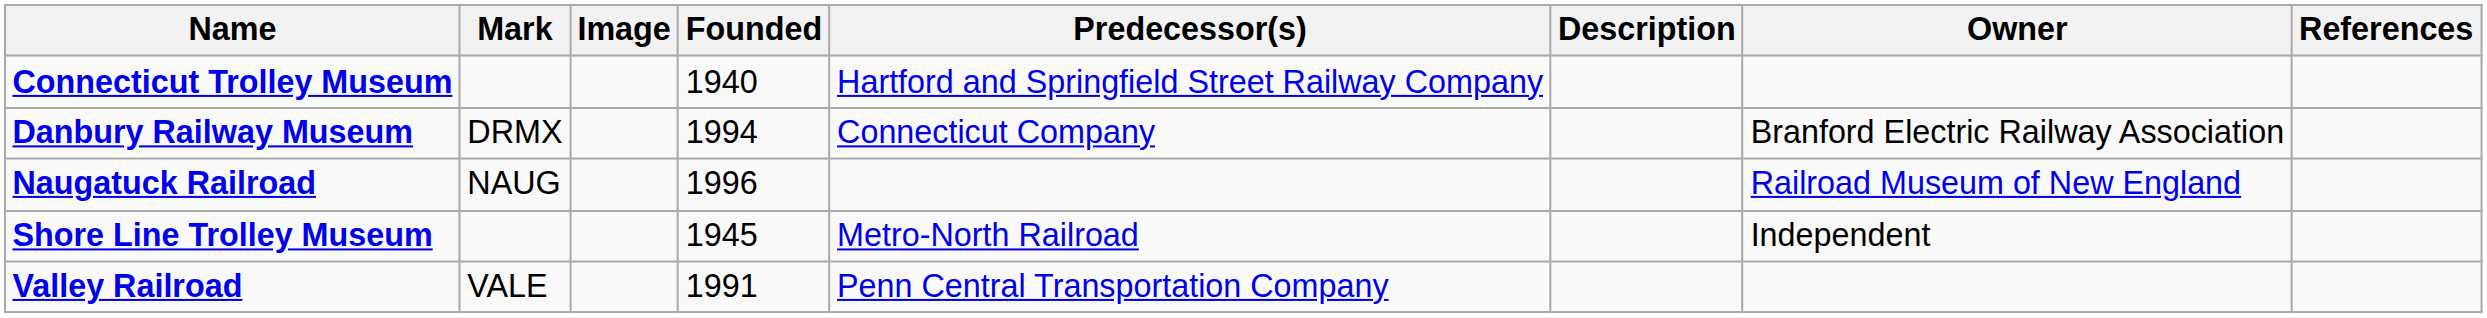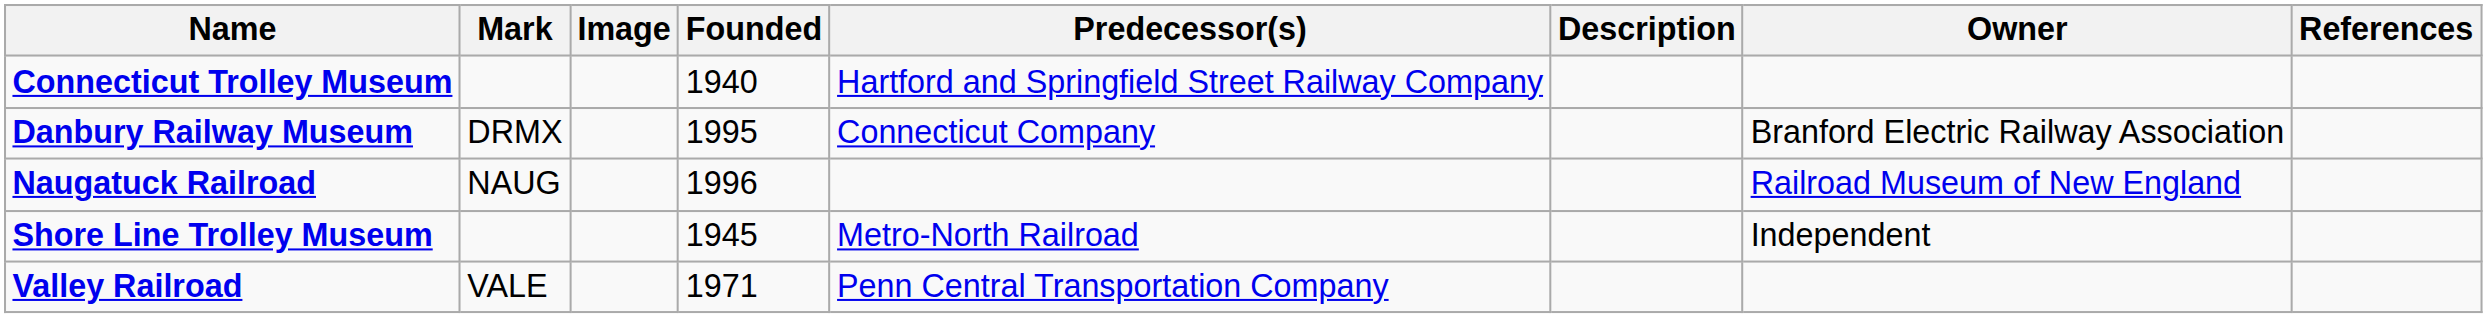(722, 132) 1994 -> (722, 132) 1995
(722, 286) 1991 -> (722, 286) 1971
